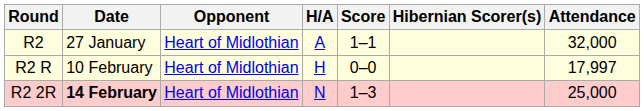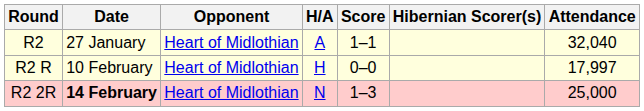(592, 42) 32,000 -> (592, 42) 32,040
